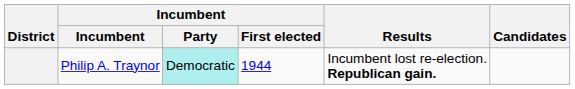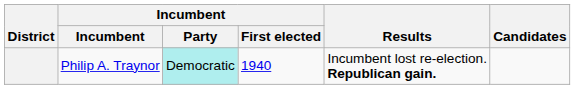(256, 66) 1944 -> (256, 66) 1940
